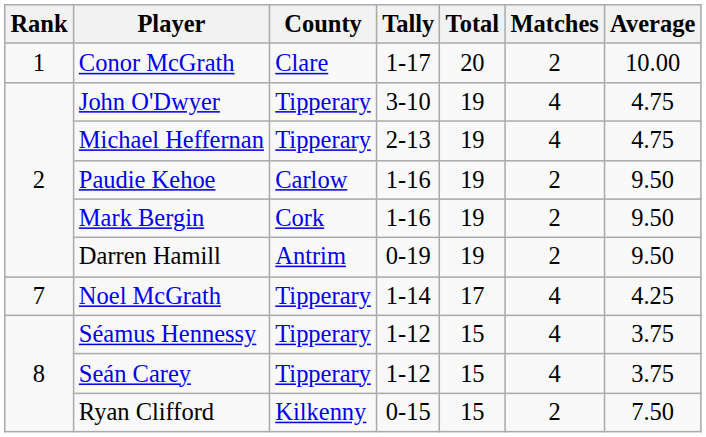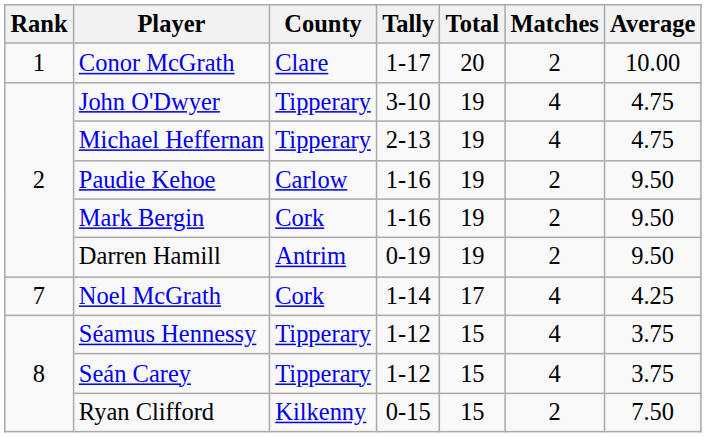(323, 295) Tipperary -> (300, 295) Cork
